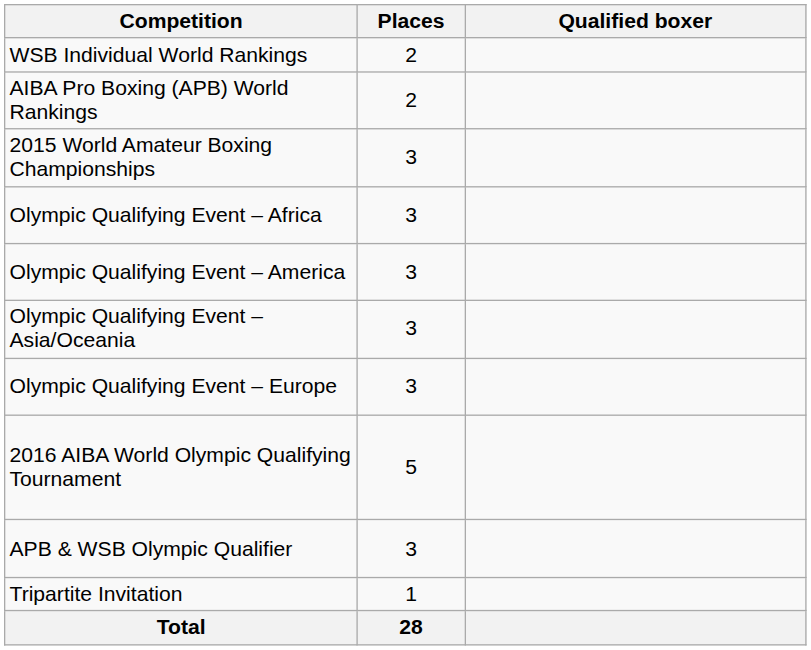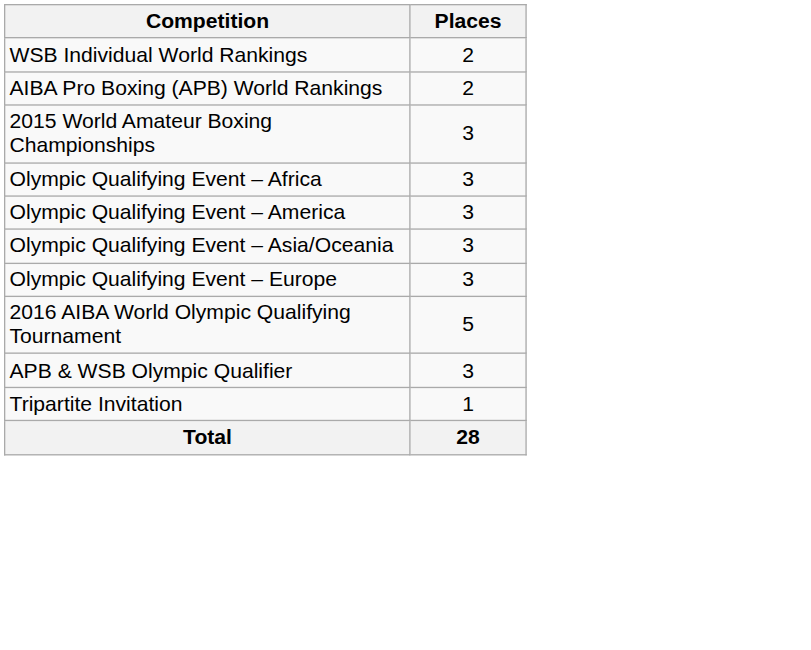- column: (635, 21)
